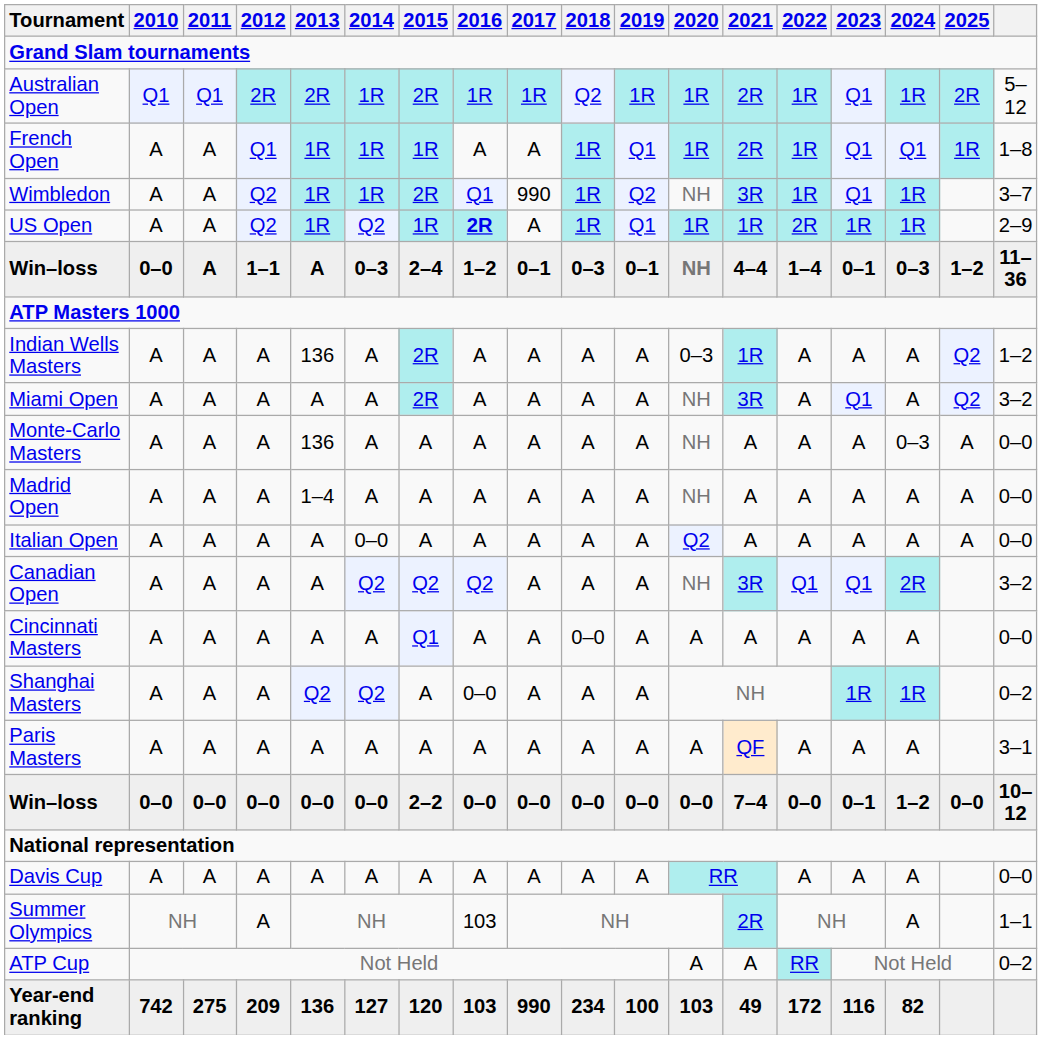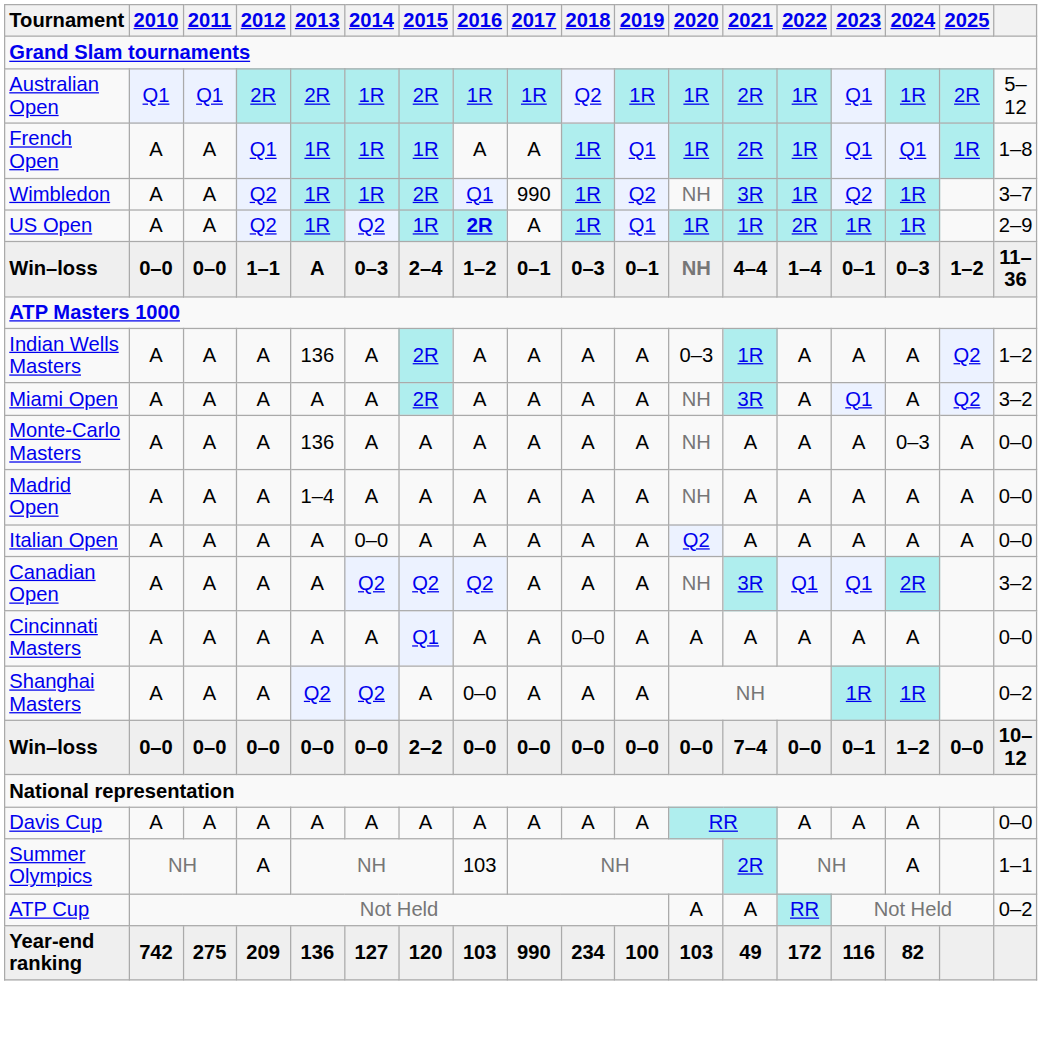(859, 193) Q1 -> (859, 193) Q2
(210, 269) A -> (210, 269) 0–0
- row: (45, 747)
